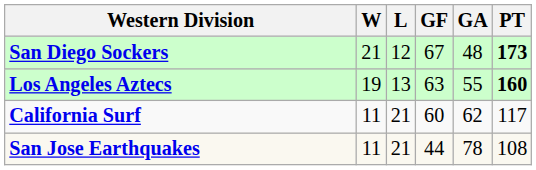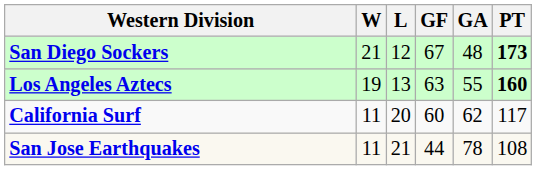(401, 116) 21 -> (401, 116) 20
